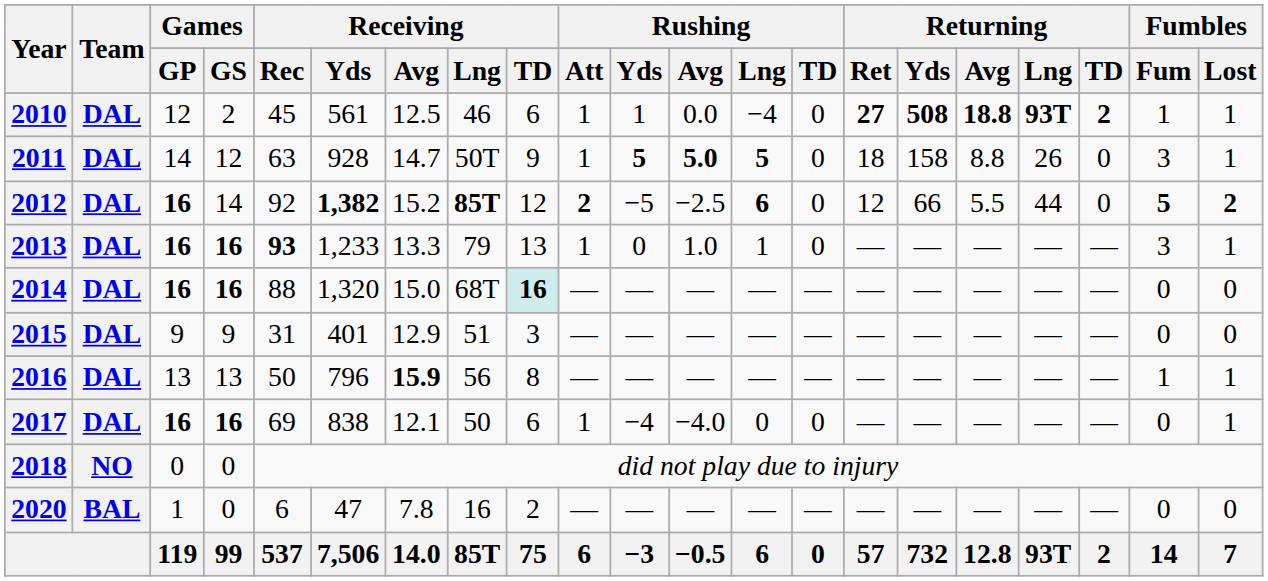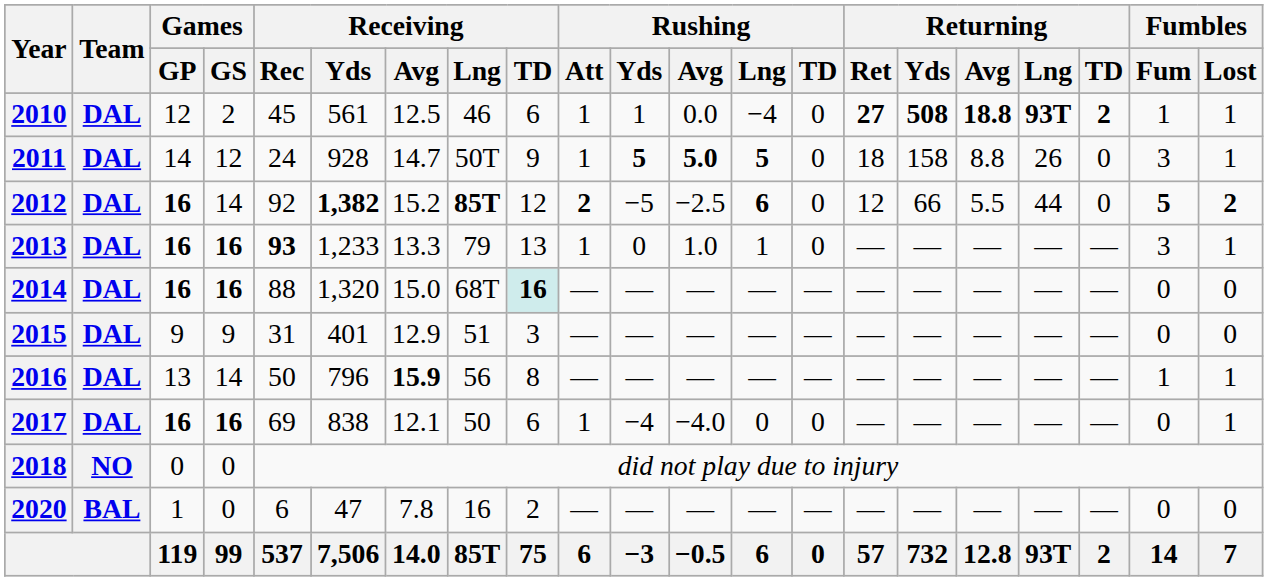(282, 158) 63 -> (282, 158) 24
(228, 377) 13 -> (228, 377) 14
